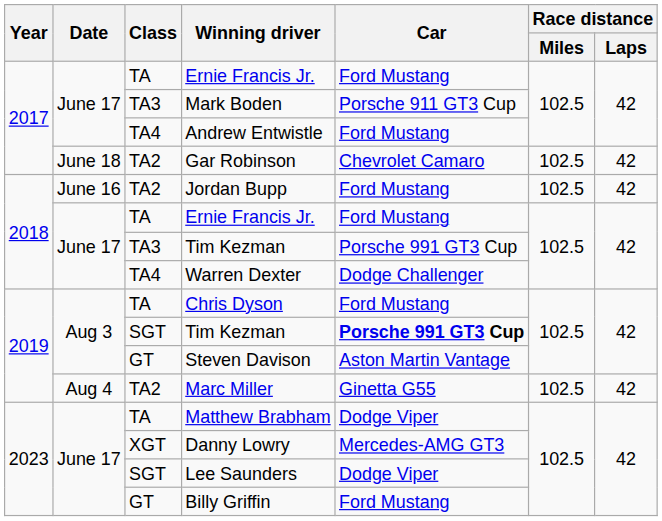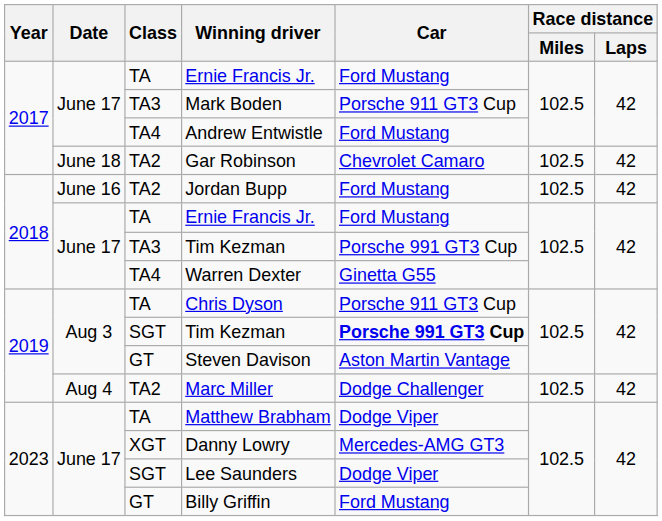(411, 275) Dodge Challenger -> (387, 275) Ginetta G55
(394, 303) Ford Mustang -> (428, 303) Porsche 911 GT3 Cup
(387, 388) Ginetta G55 -> (411, 388) Dodge Challenger
